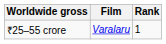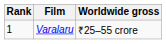columns swapped: (147, 12) <-> (47, 12)
